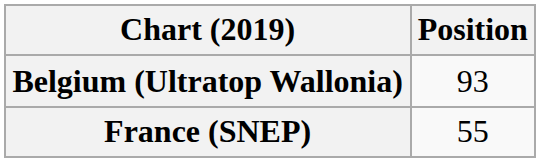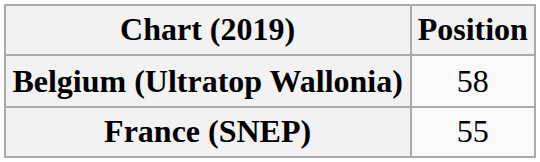(473, 80) 93 -> (473, 80) 58
